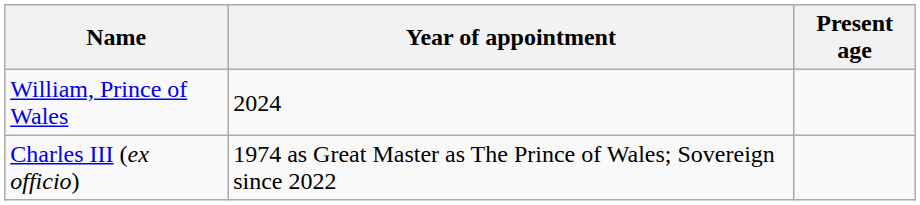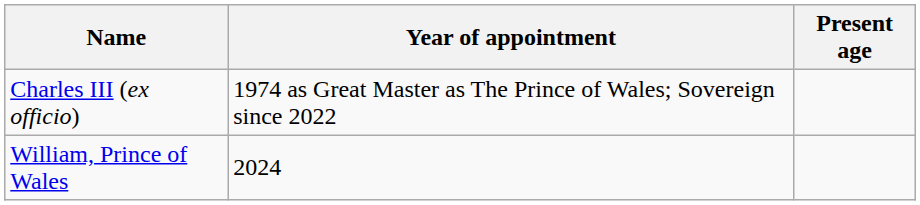rows swapped: (80, 167) <-> (99, 102)
